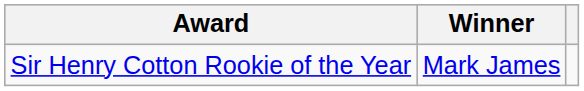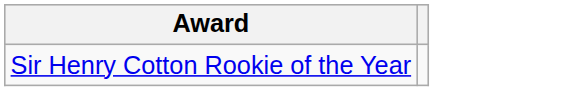- column: (492, 24)
